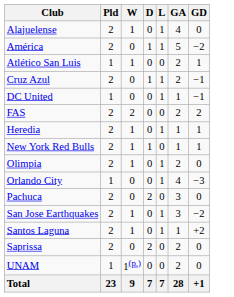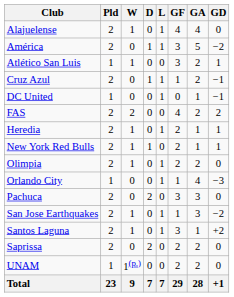+ column: (178, 12)
